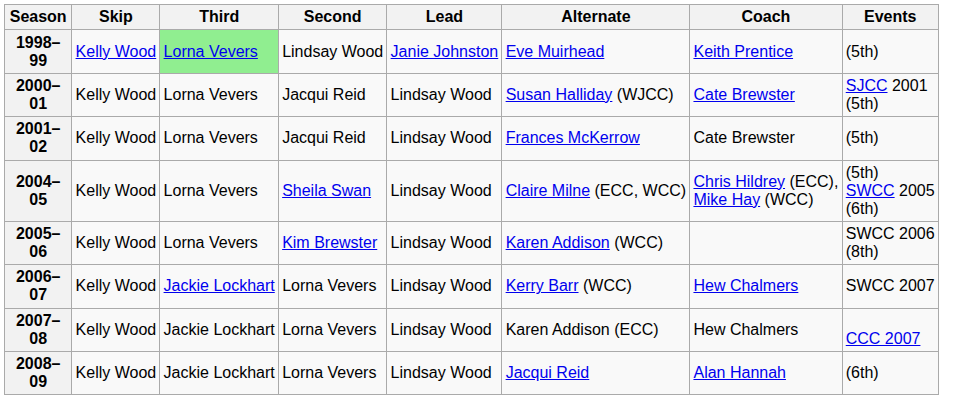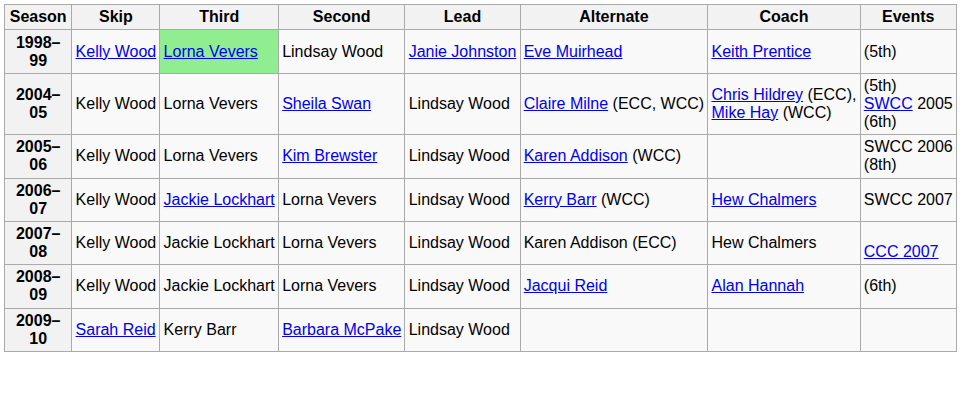- row: (38, 94)
- row: (38, 138)
+ row: (38, 329)
